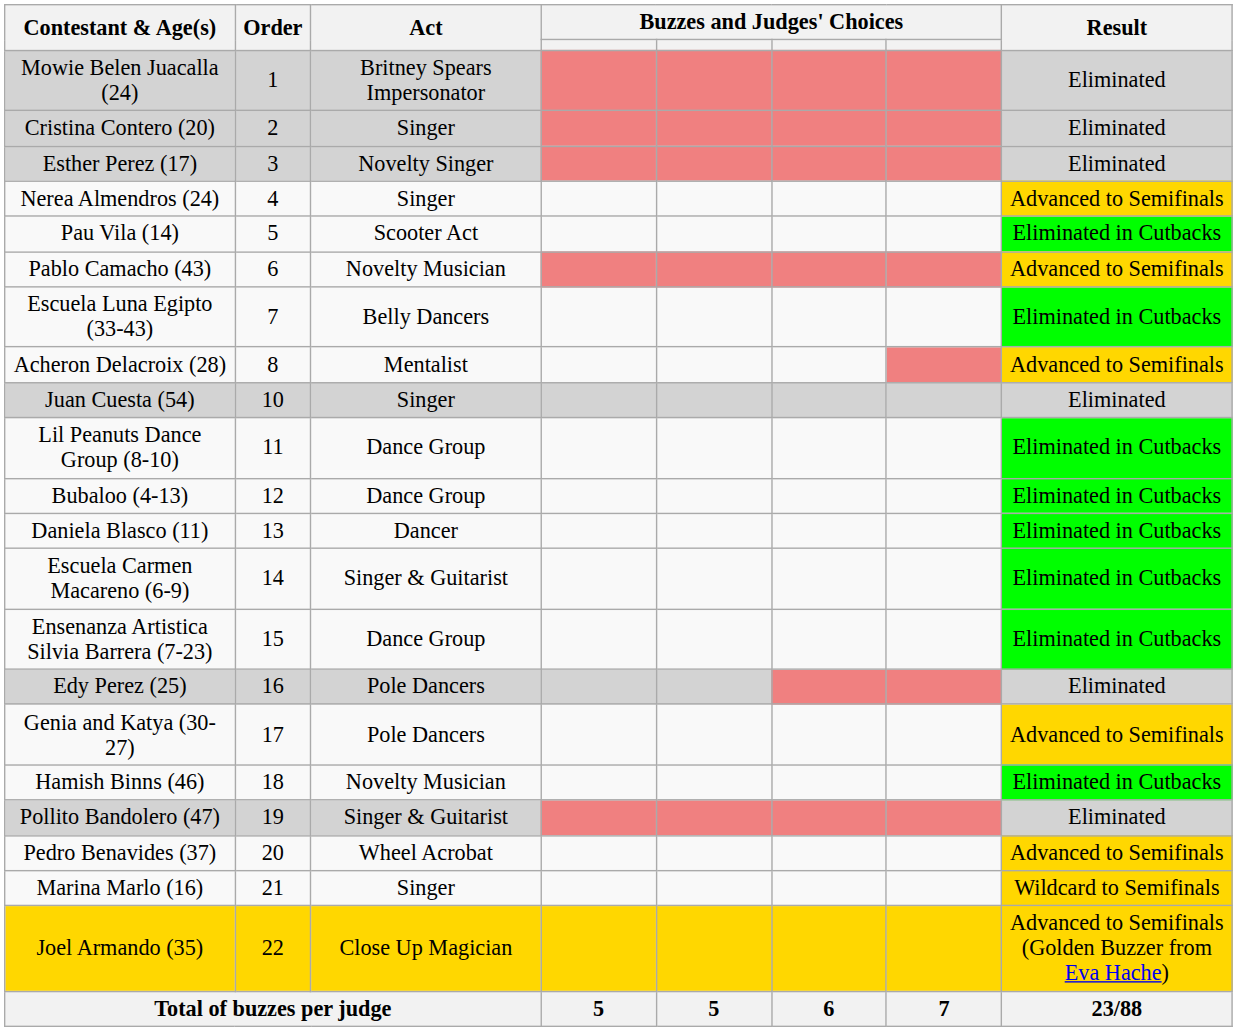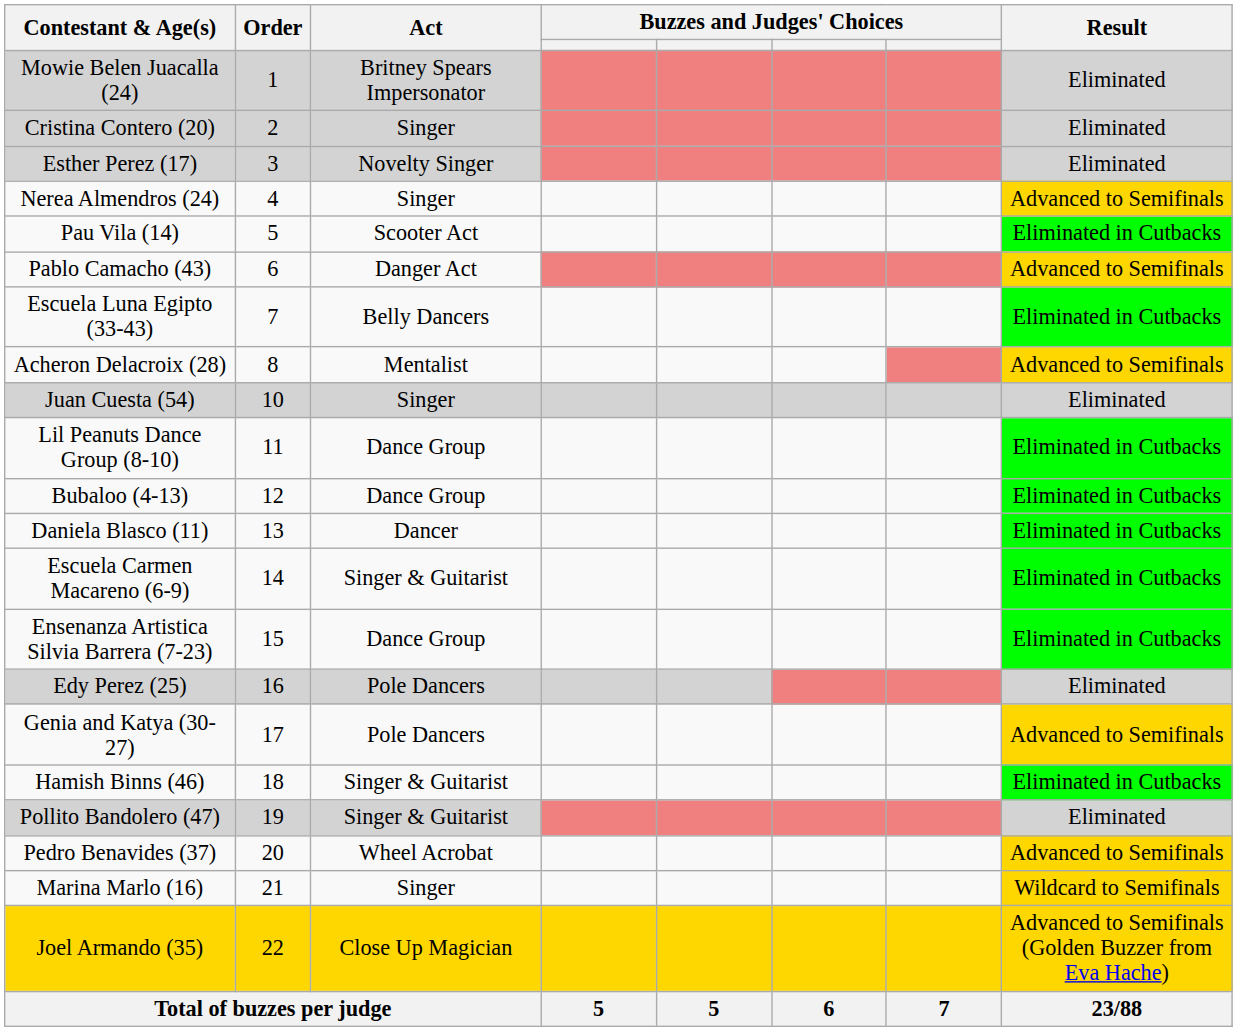(426, 269) Novelty Musician -> (426, 269) Danger Act
(426, 782) Novelty Musician -> (426, 782) Singer & Guitarist
